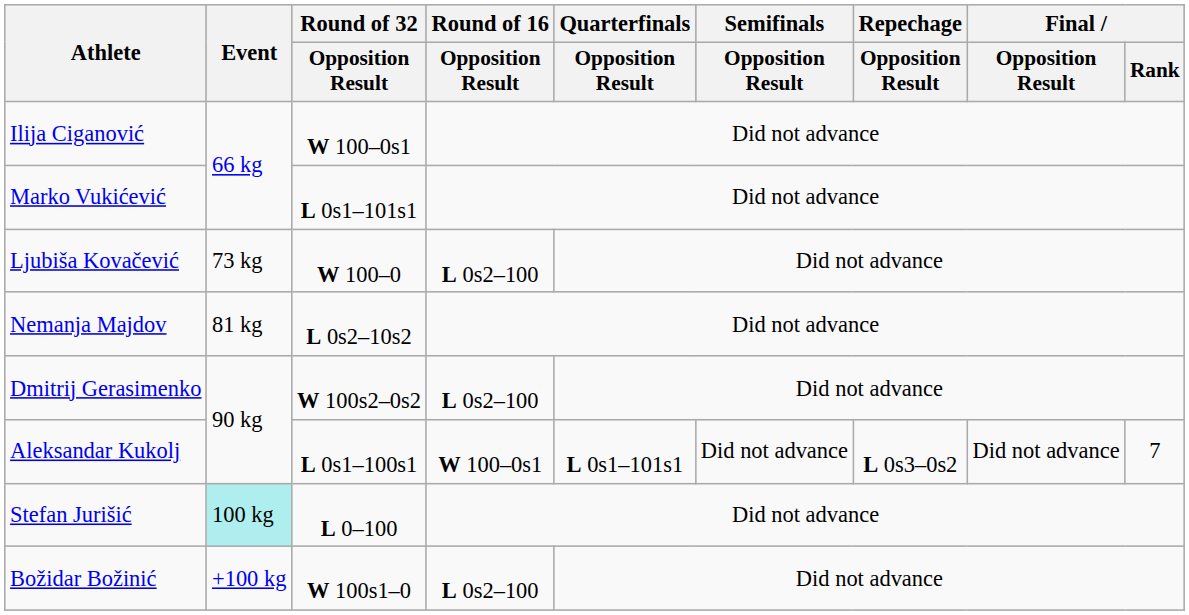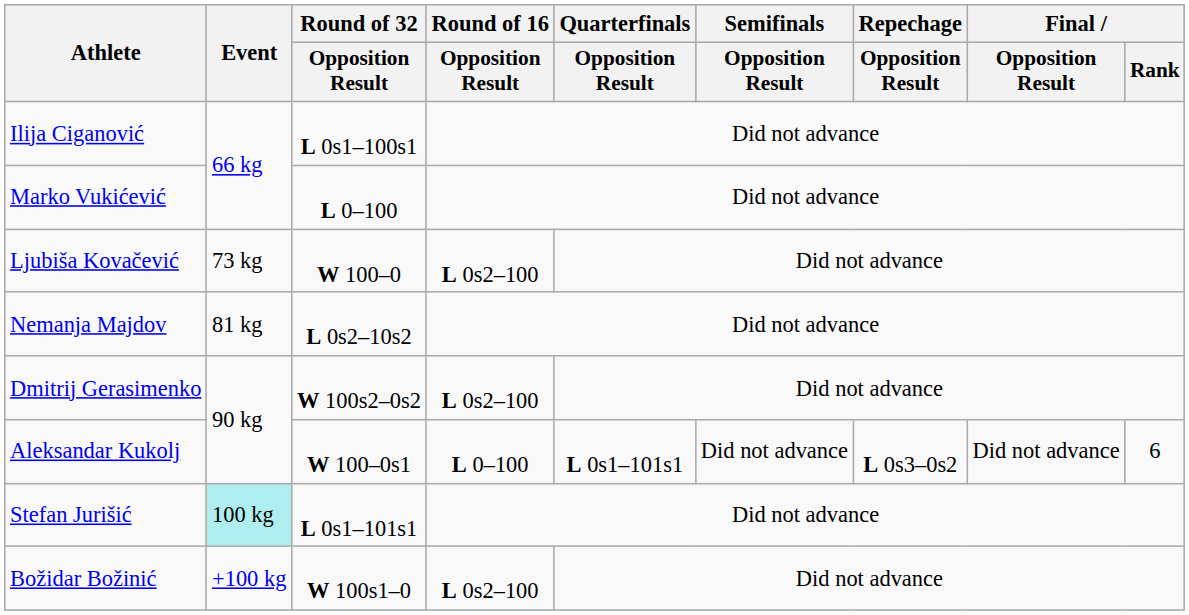(359, 146) W 100–0s1 -> (359, 146) L 0s1–100s1
(359, 210) L 0s1–101s1 -> (359, 210) L 0–100
(359, 464) L 0s1–100s1 -> (359, 464) W 100–0s1
(490, 464) W 100–0s1 -> (490, 464) L 0–100
(1155, 451) 7 -> (1155, 451) 6
(359, 528) L 0–100 -> (359, 528) L 0s1–101s1
